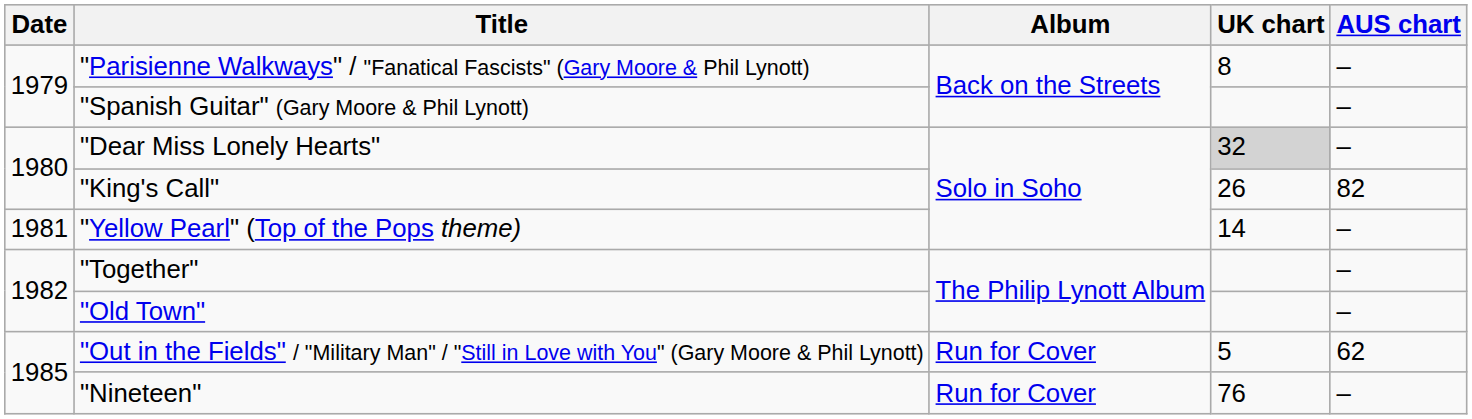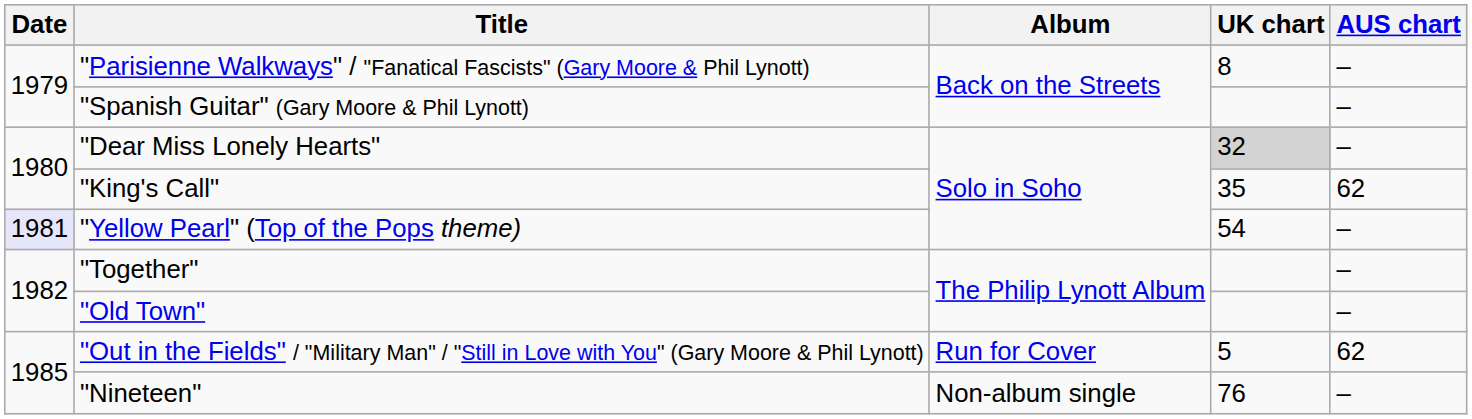(1231, 188) 26 -> (1231, 188) 35
(1351, 188) 82 -> (1351, 188) 62
(39, 229) no background -> (39, 229) lavender background
(1231, 229) 14 -> (1231, 229) 54
(1016, 392) Run for Cover -> (1036, 392) Non-album single
